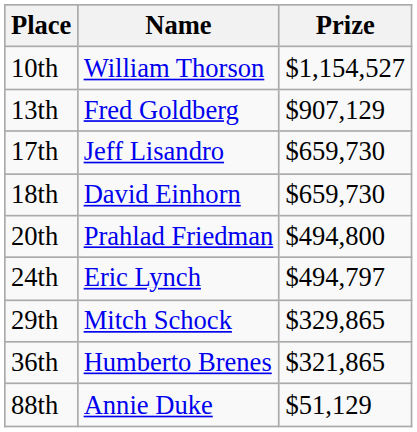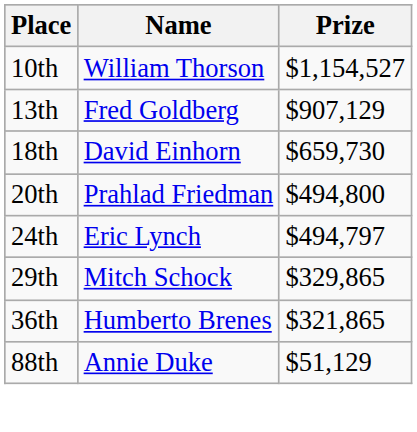- row: (35, 151)
